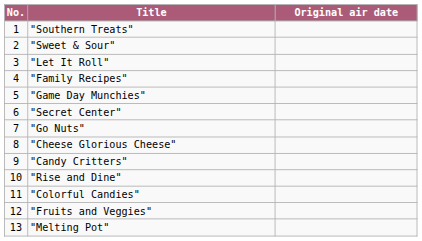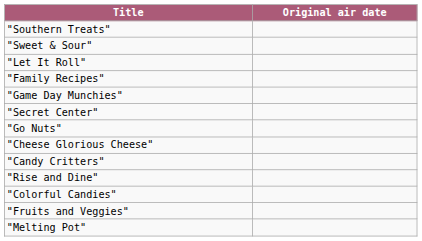- column: (16, 13)
